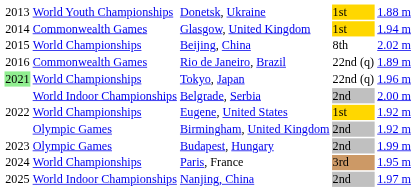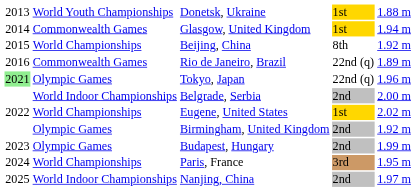(394, 45) 2.02 m -> (394, 45) 1.92 m
(87, 79) World Championships -> (72, 79) Olympic Games
(394, 112) 1.92 m -> (394, 112) 2.02 m
